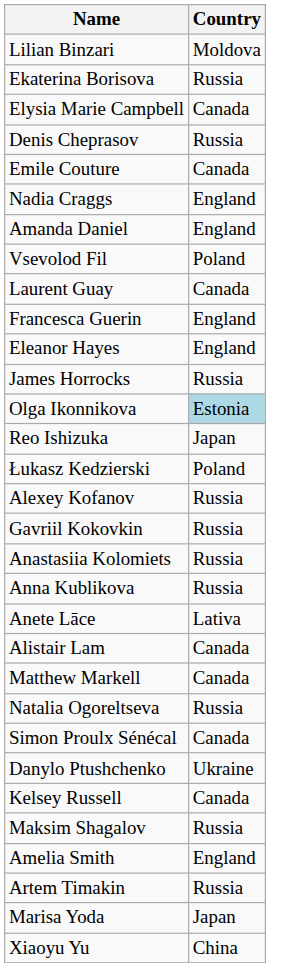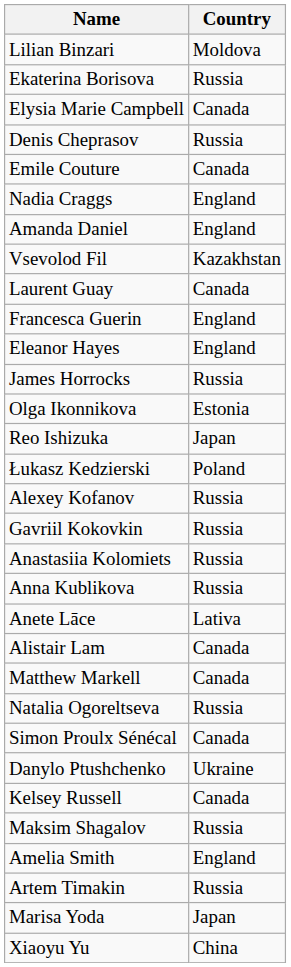(219, 259) Poland -> (237, 259) Kazakhstan
(221, 408) lightblue background -> (221, 408) no background
